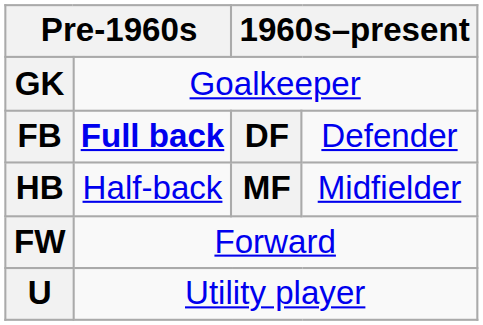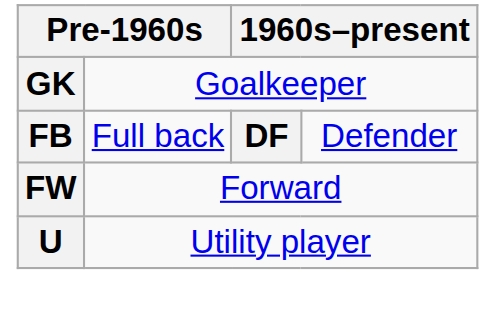(152, 135) bold -> (158, 135) normal
- row: (40, 188)
